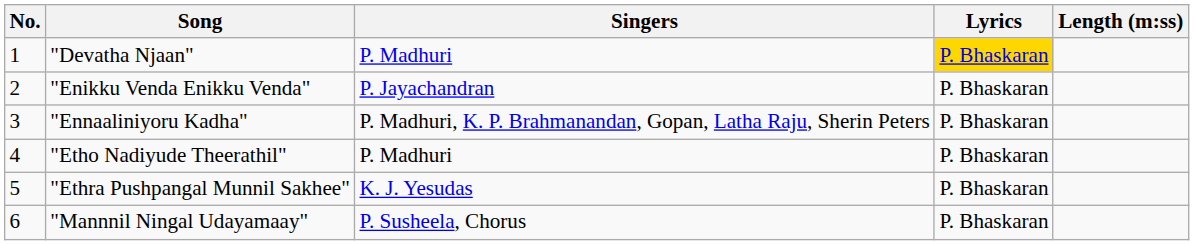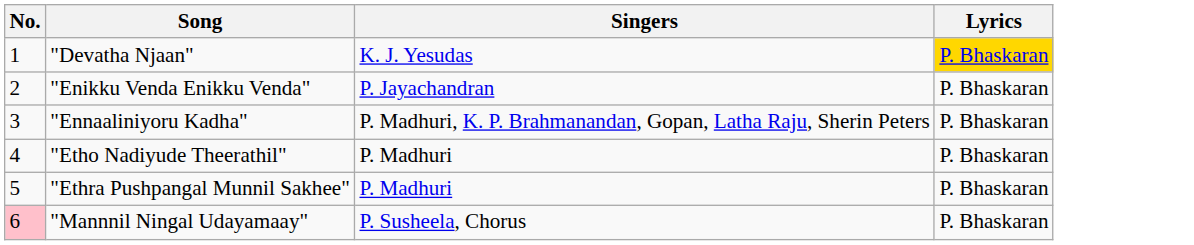- column: (1121, 21)
(406, 54) P. Madhuri -> (416, 54) K. J. Yesudas
(416, 188) K. J. Yesudas -> (406, 188) P. Madhuri
(15, 222) no background -> (15, 222) pink background
